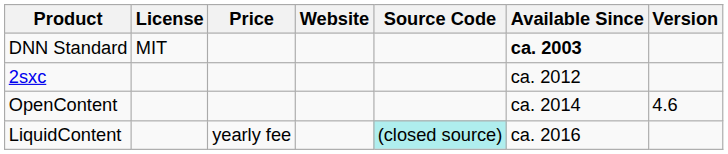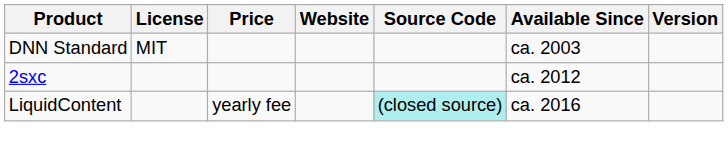(546, 47) bold -> (546, 47) normal
- row: (63, 105)
